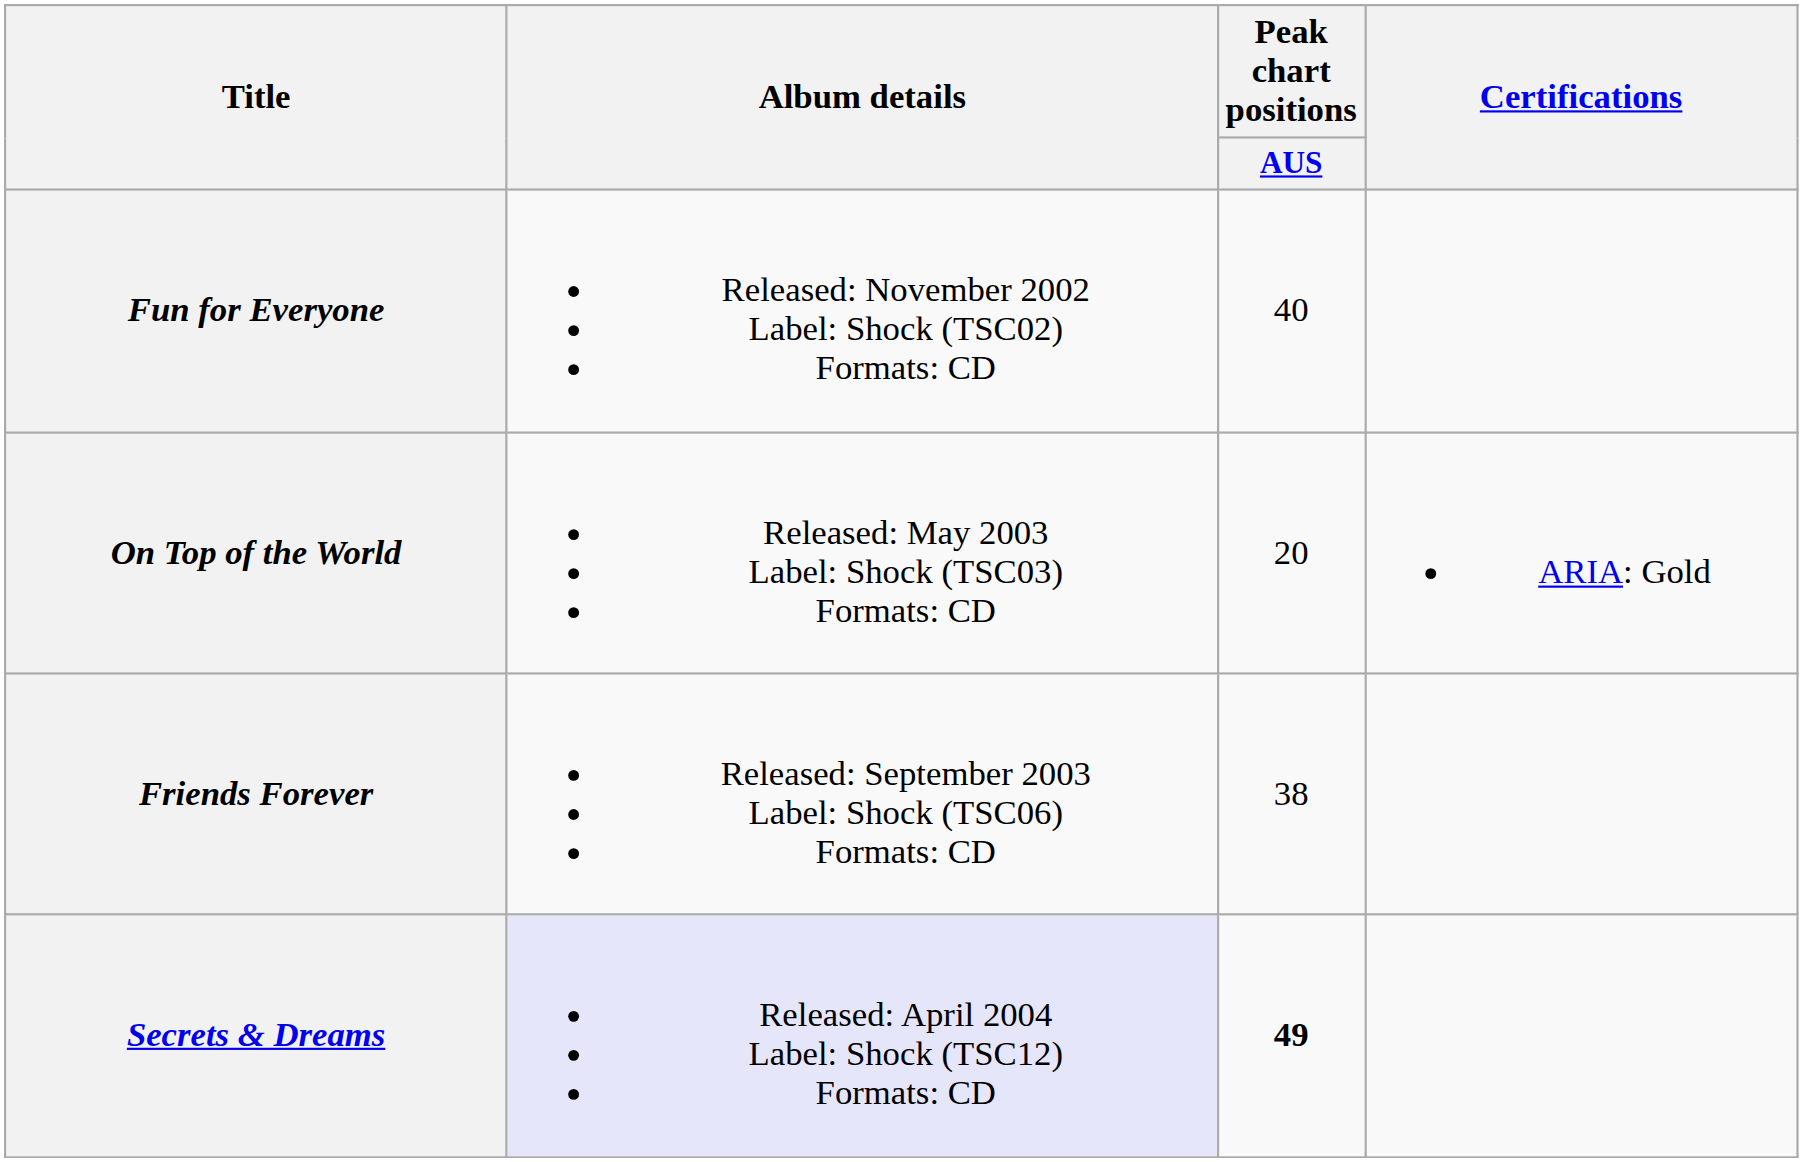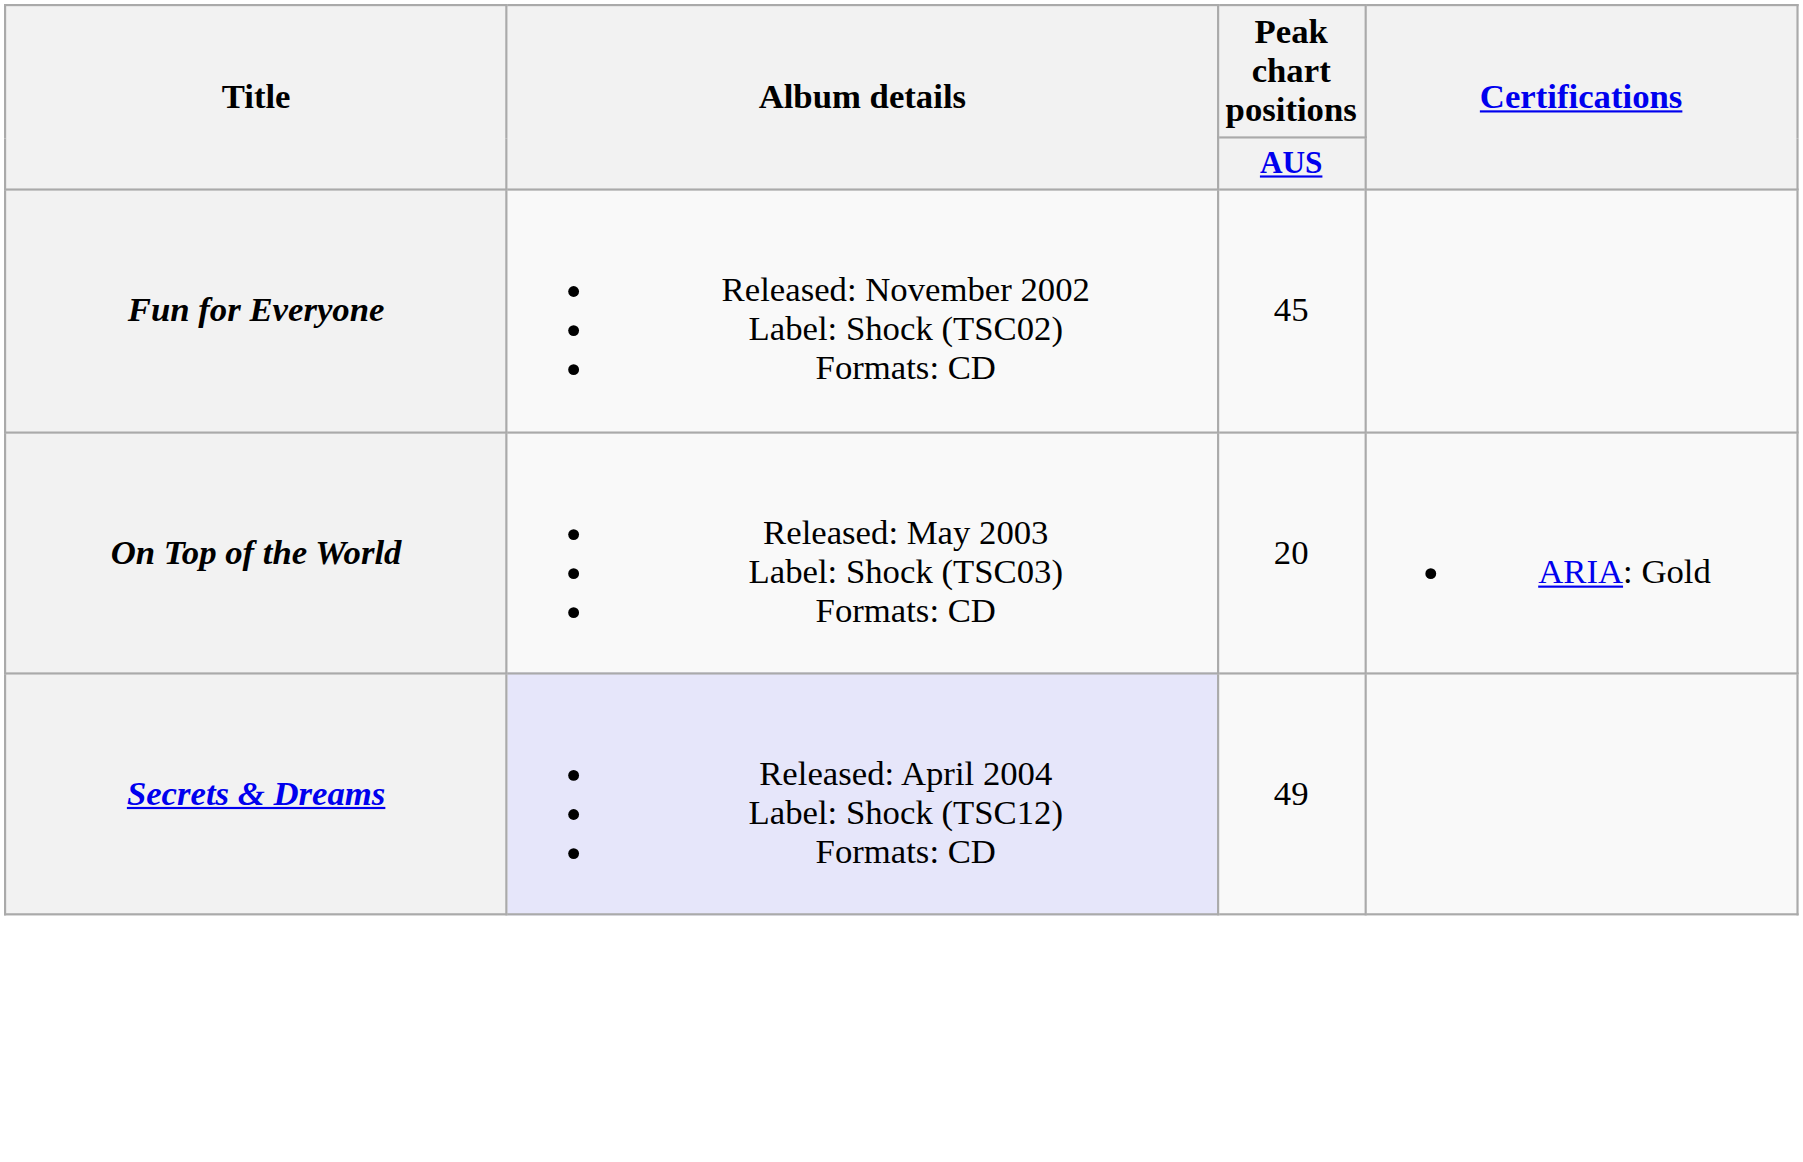(1291, 310) 40 -> (1291, 310) 45
- row: (256, 793)
(1291, 1035) bold -> (1291, 793) normal
